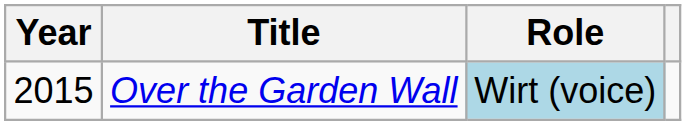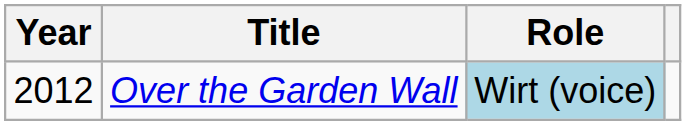(53, 90) 2015 -> (53, 90) 2012
